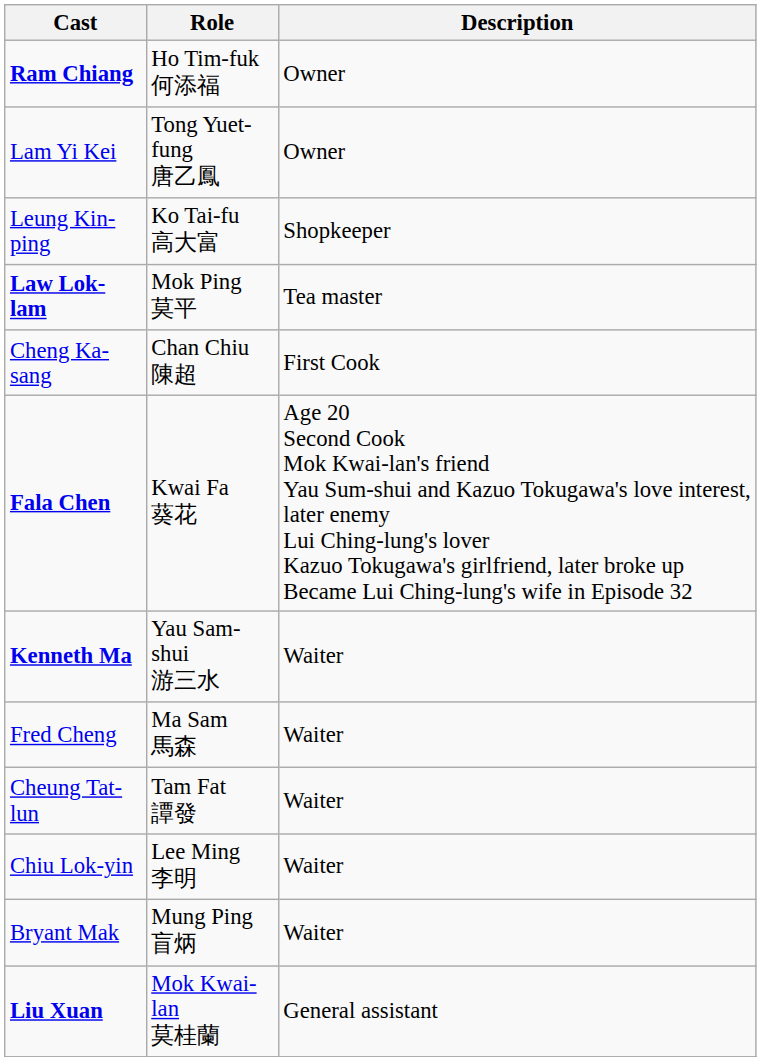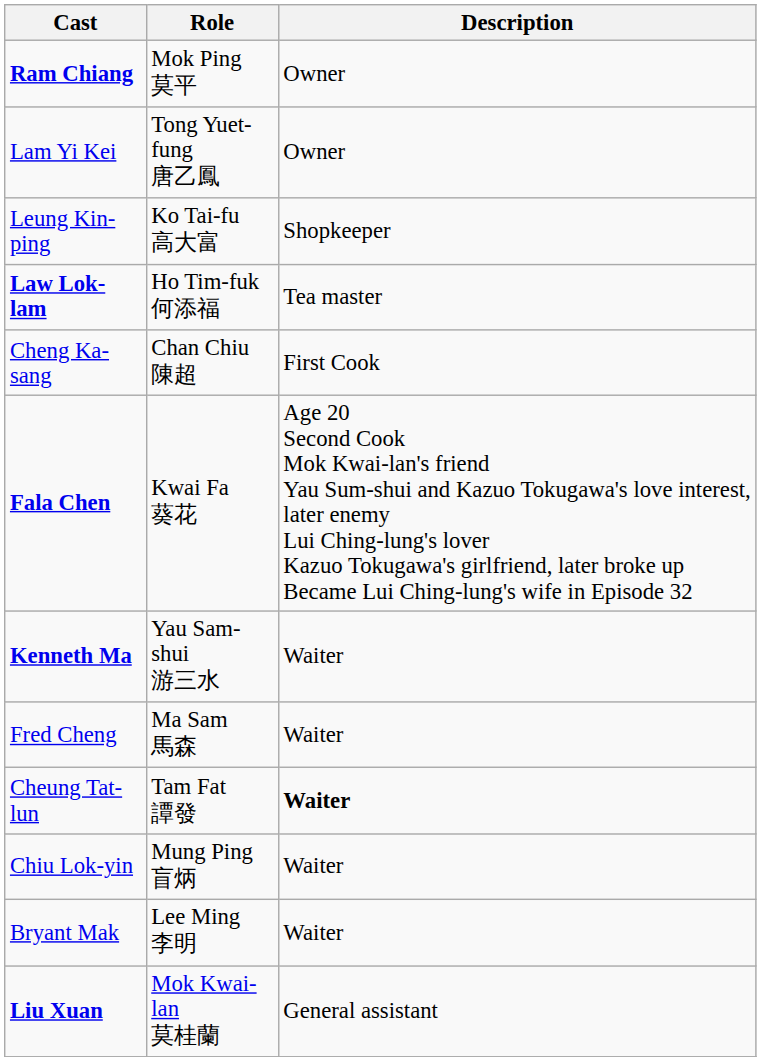(205, 72) Ho Tim-fuk 何添福 -> (196, 72) Mok Ping 莫平
(196, 295) Mok Ping 莫平 -> (205, 295) Ho Tim-fuk 何添福
(313, 800) normal -> (317, 800) bold
(196, 864) Lee Ming 李明 -> (202, 864) Mung Ping 盲炳
(202, 930) Mung Ping 盲炳 -> (196, 930) Lee Ming 李明
